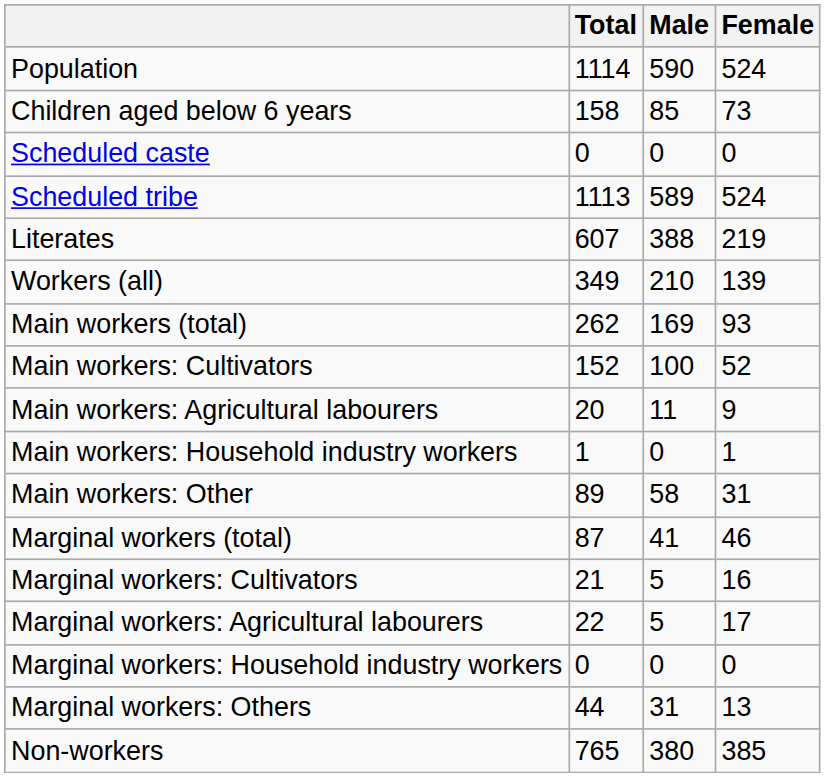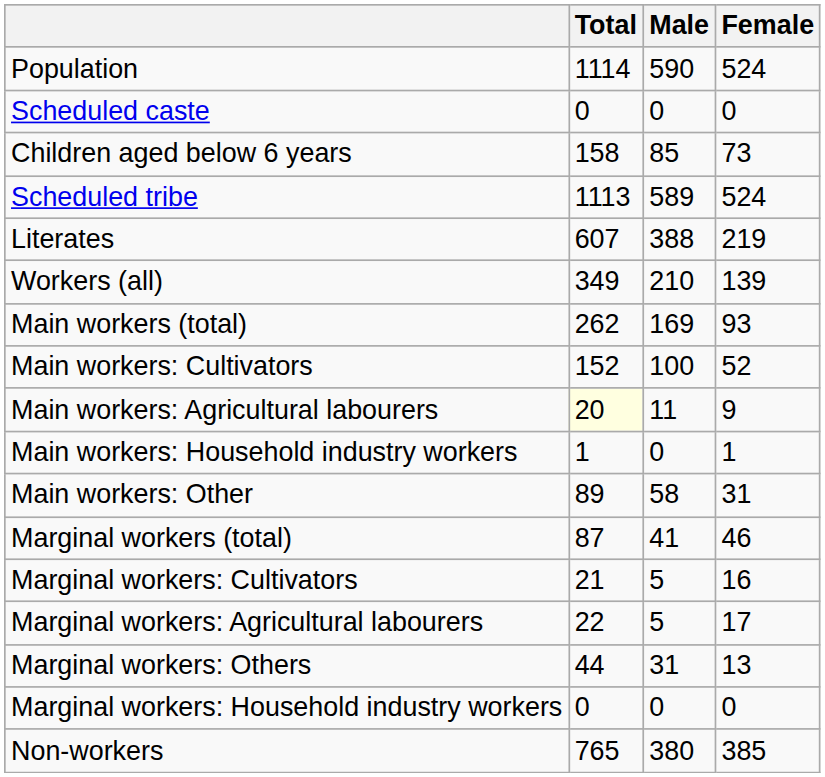rows swapped: (181, 111) <-> (110, 153)
(590, 409) no background -> (590, 409) lightyellow background
rows swapped: (287, 665) <-> (161, 707)
